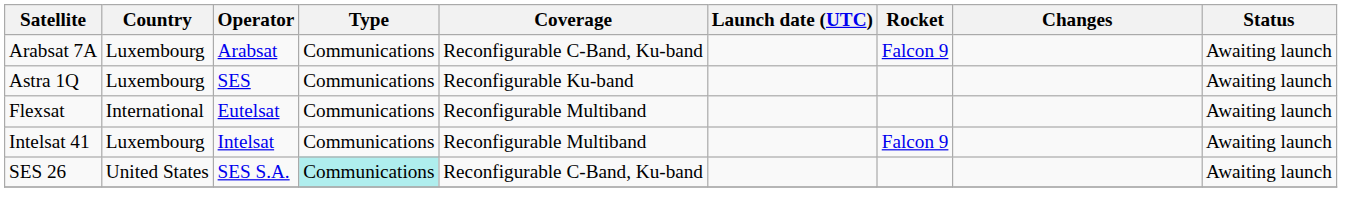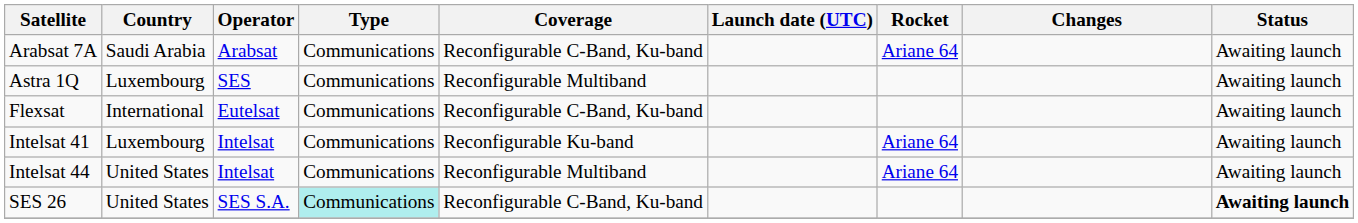(155, 50) Luxembourg -> (156, 50) Saudi Arabia
(915, 50) Falcon 9 -> (920, 50) Ariane 64
(538, 80) Reconfigurable Ku-band -> (545, 80) Reconfigurable Multiband
(545, 111) Reconfigurable Multiband -> (573, 111) Reconfigurable C-Band, Ku-band
(545, 141) Reconfigurable Multiband -> (538, 141) Reconfigurable Ku-band
(915, 141) Falcon 9 -> (920, 141) Ariane 64
+ row: (49, 171)
(1269, 171) normal -> (1282, 202) bold
